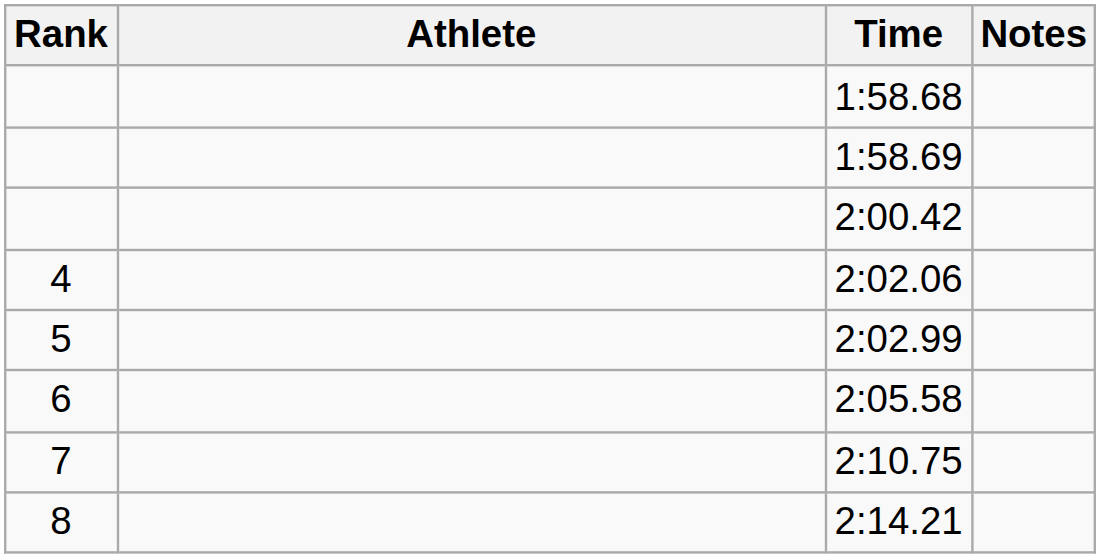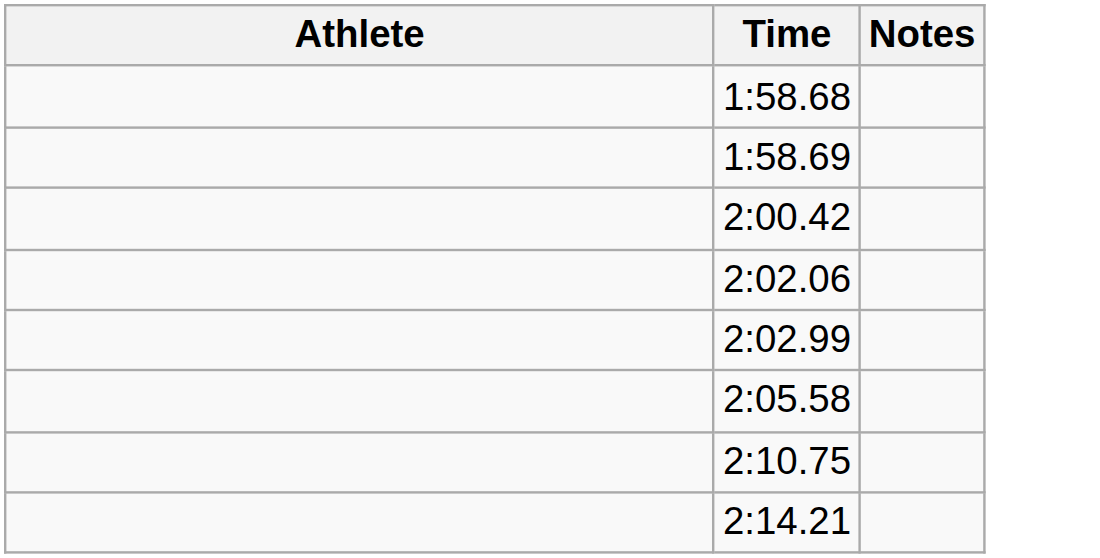- column: (61, 34)
